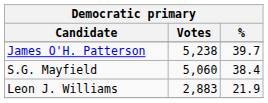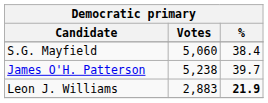rows swapped: (76, 51) <-> (52, 70)
(246, 88) normal -> (246, 88) bold
